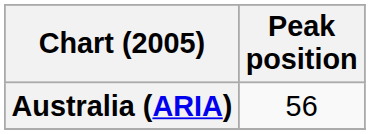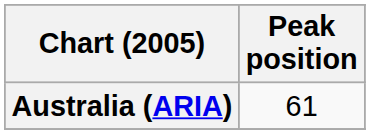(302, 105) 56 -> (302, 105) 61
